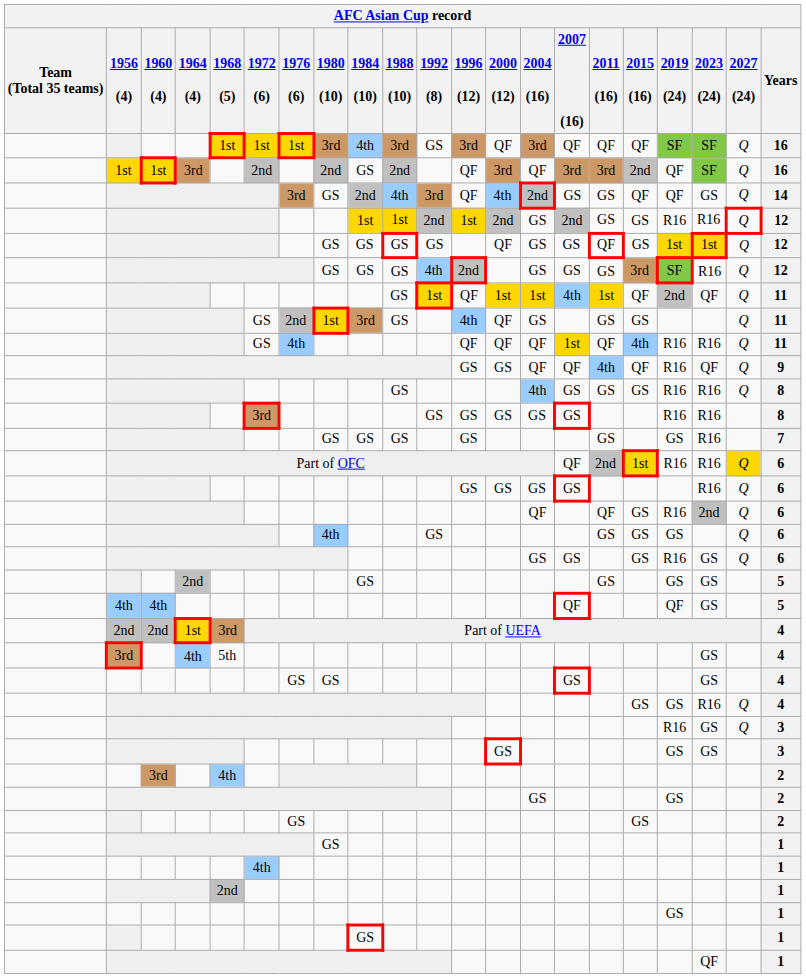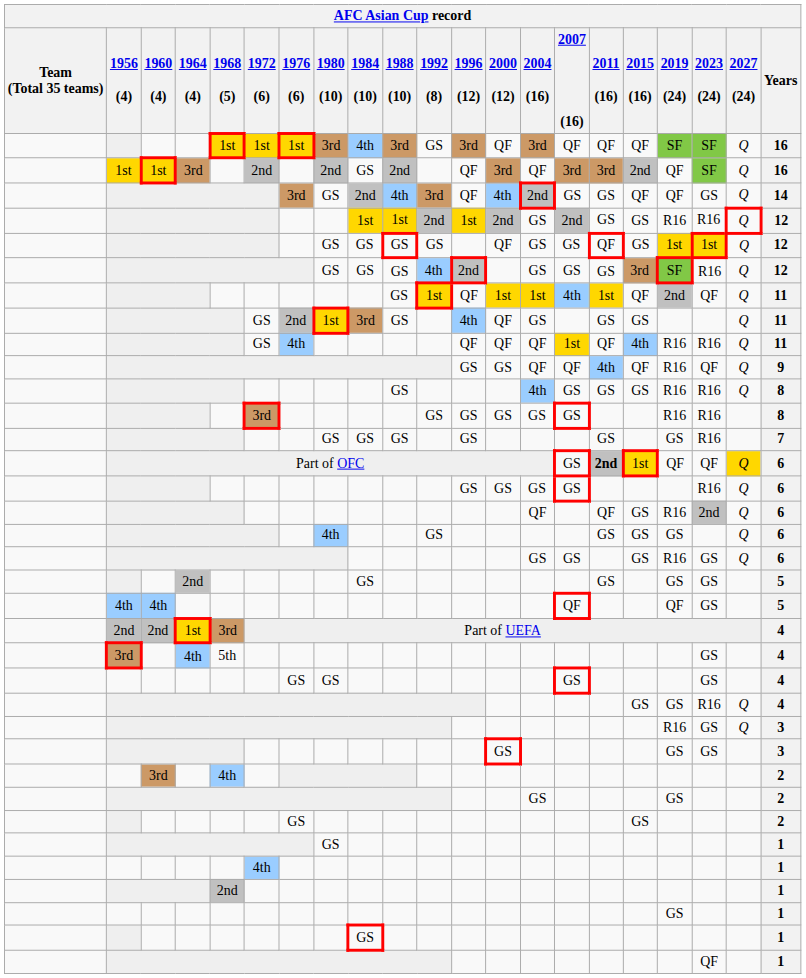(572, 463) QF -> (572, 463) GS
(606, 463) normal -> (606, 463) bold
(675, 463) R16 -> (675, 463) QF
(709, 463) R16 -> (709, 463) QF
